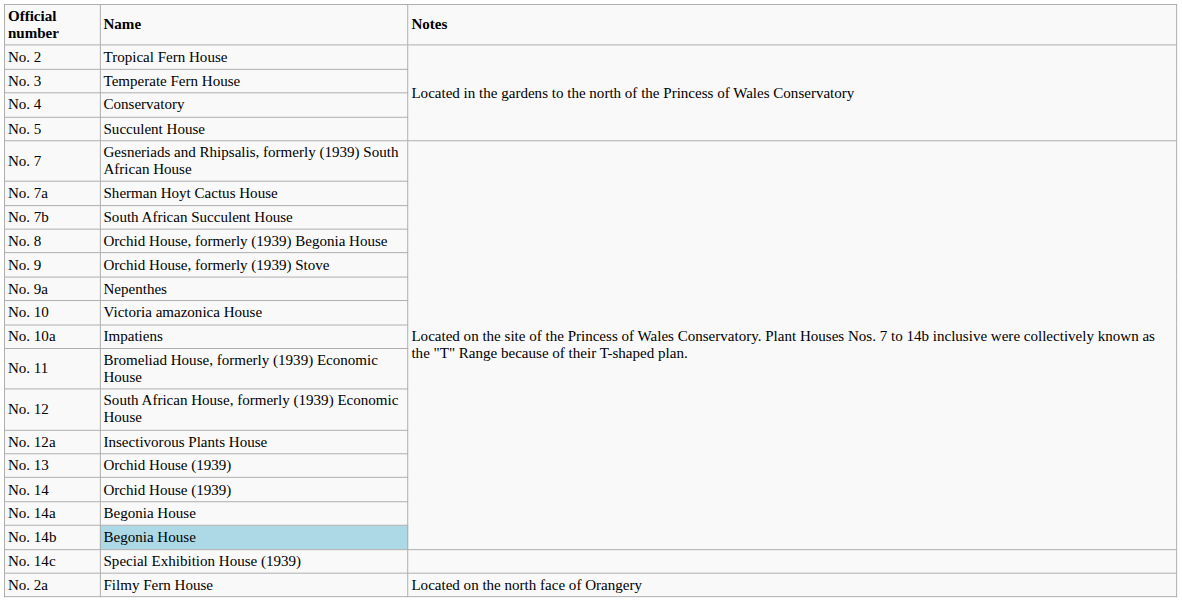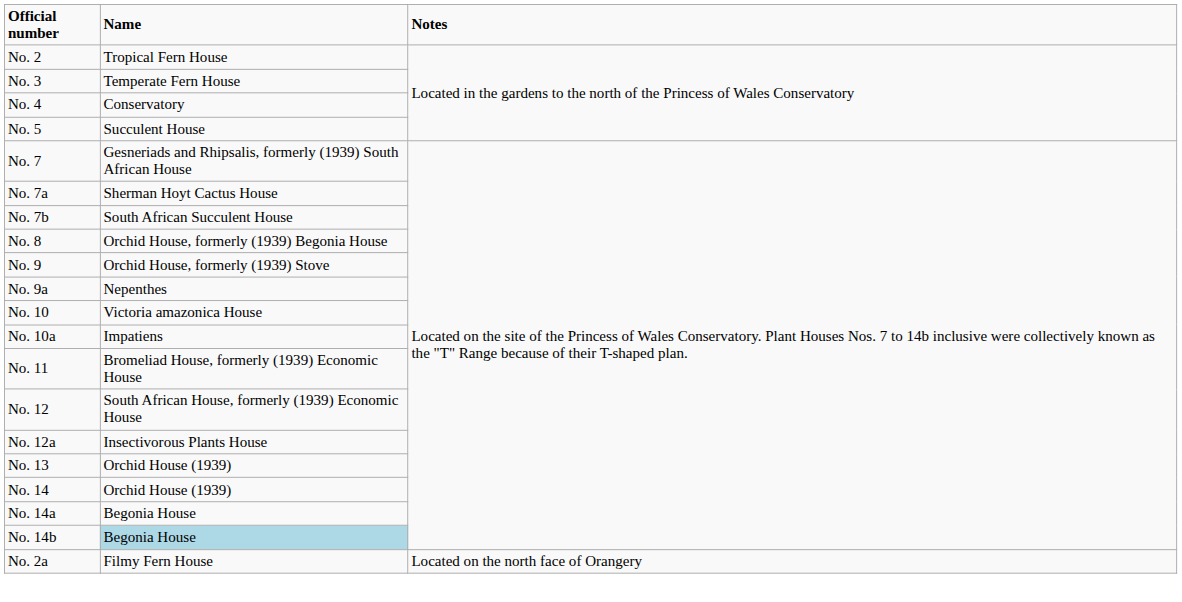- row: (32, 561)
